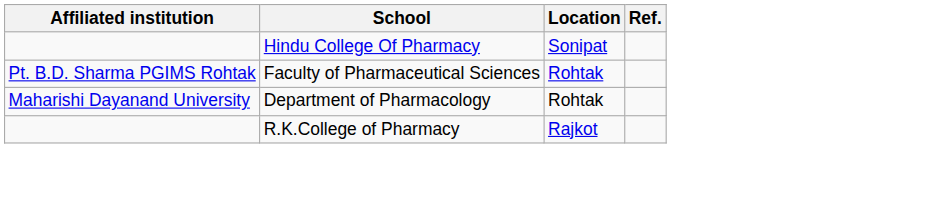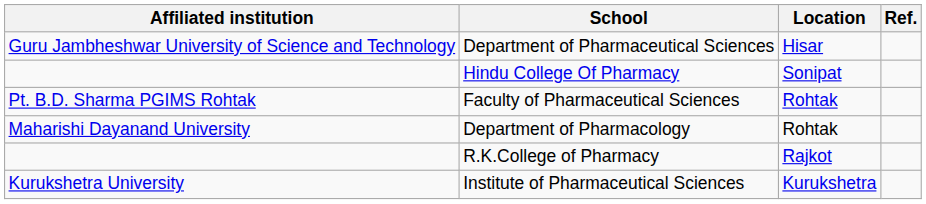+ row: (619, 45)
+ row: (604, 184)
